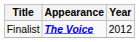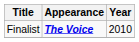(120, 29) 2012 -> (120, 29) 2010
